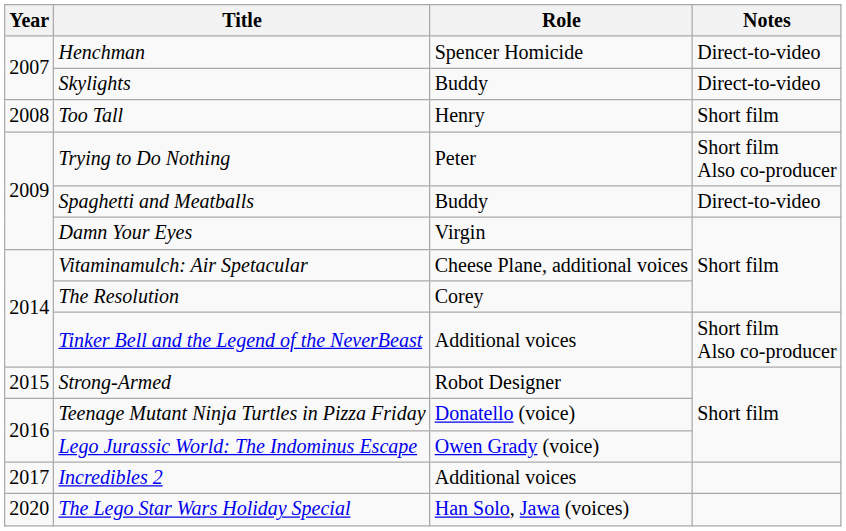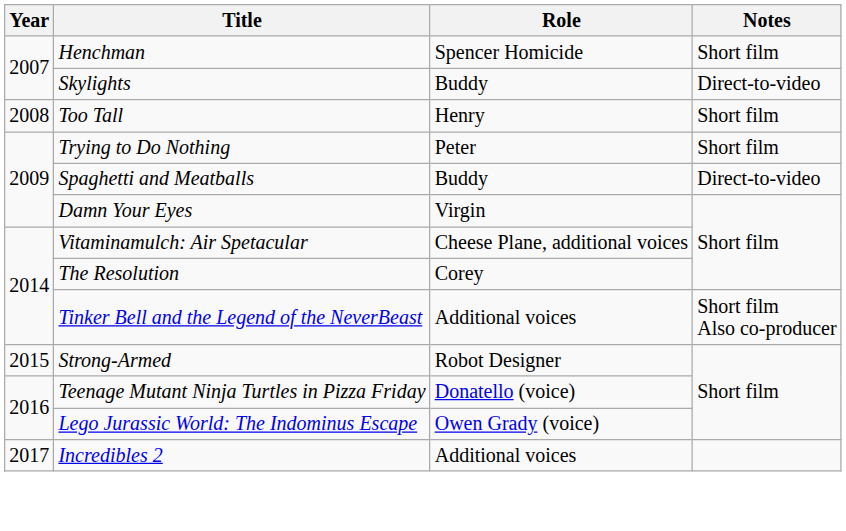(759, 52) Direct-to-video -> (738, 52) Short film
(767, 158) Short film Also co-producer -> (738, 147) Short film
- row: (204, 509)
